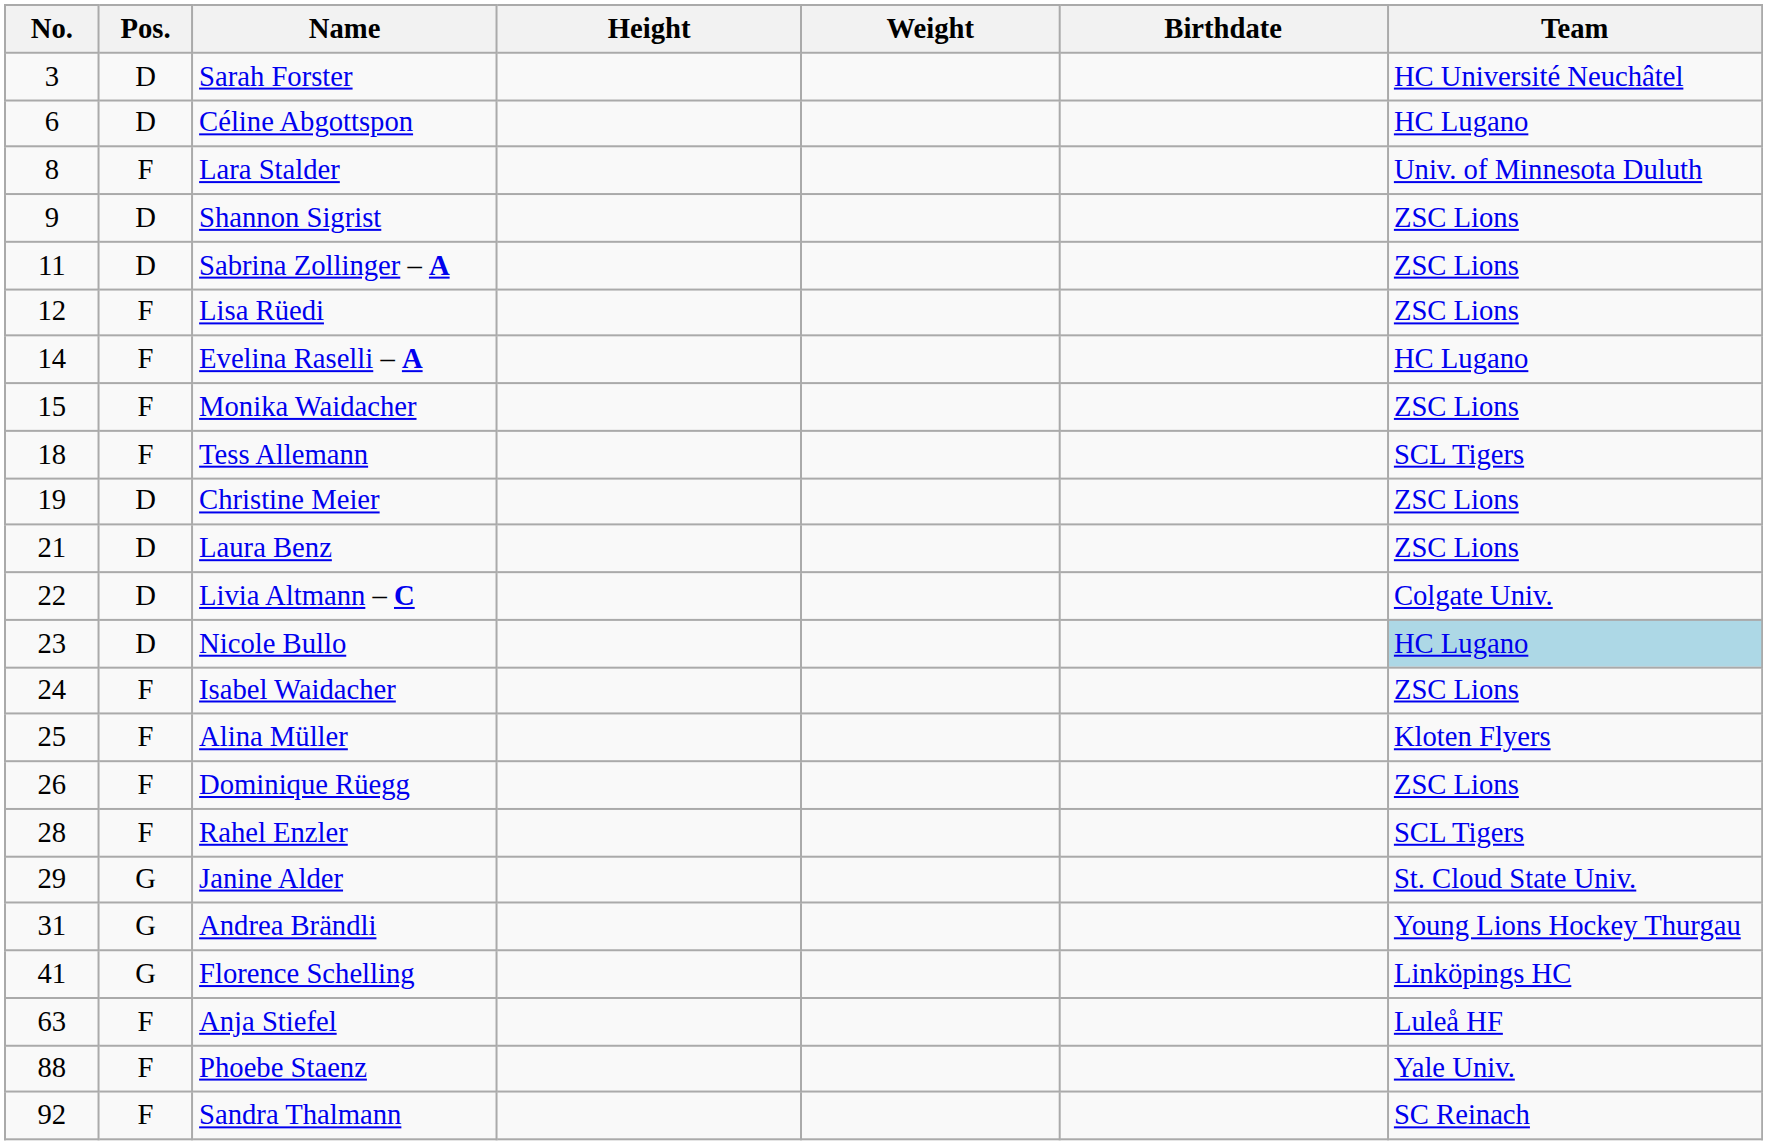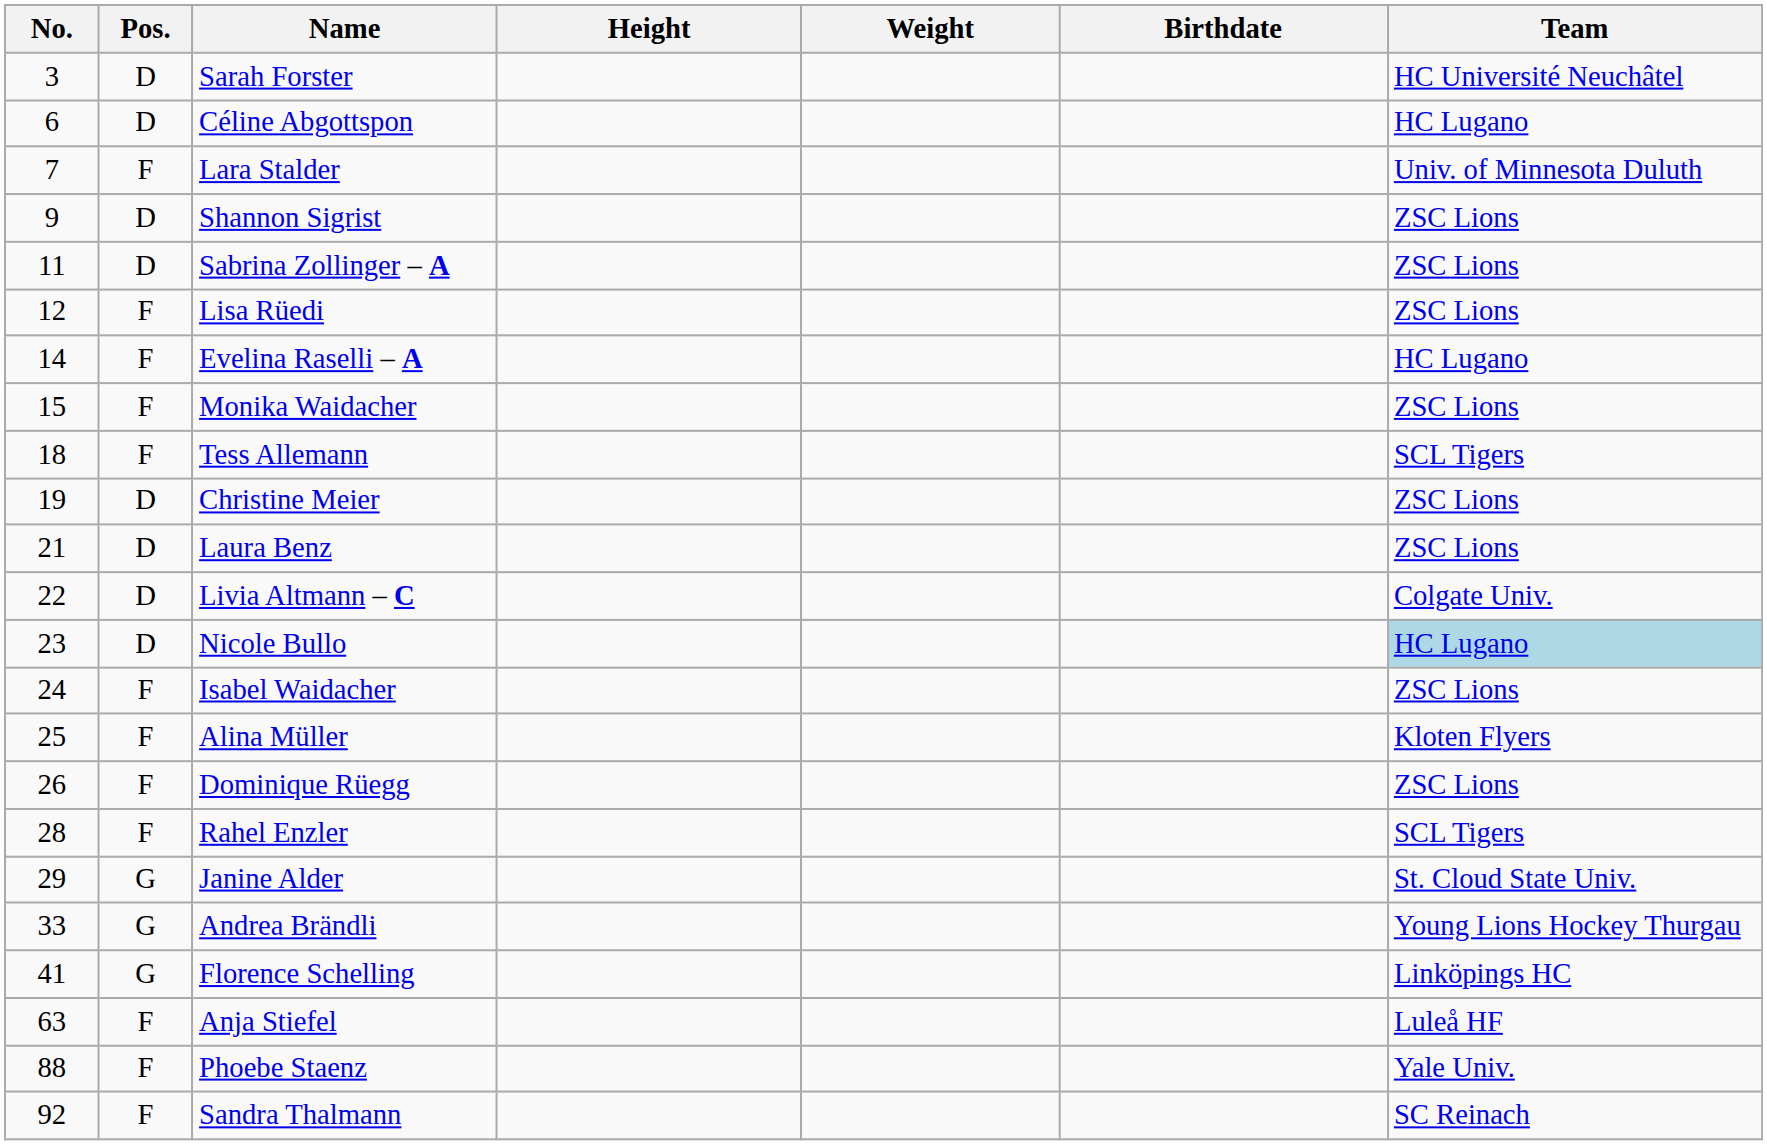(52, 170) 8 -> (52, 170) 7
(52, 926) 31 -> (52, 926) 33
